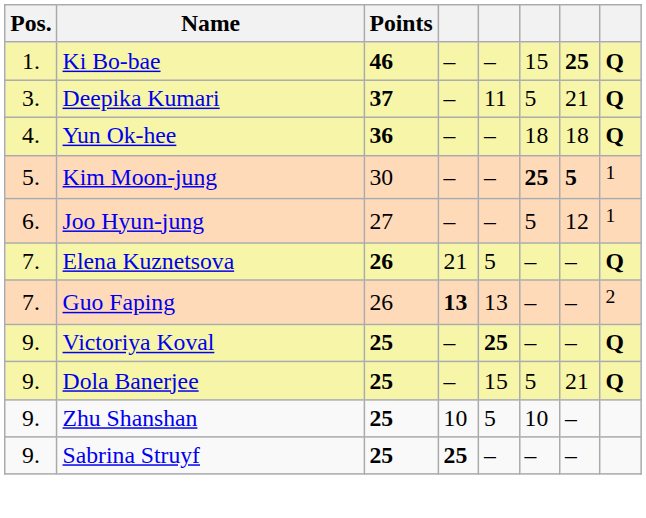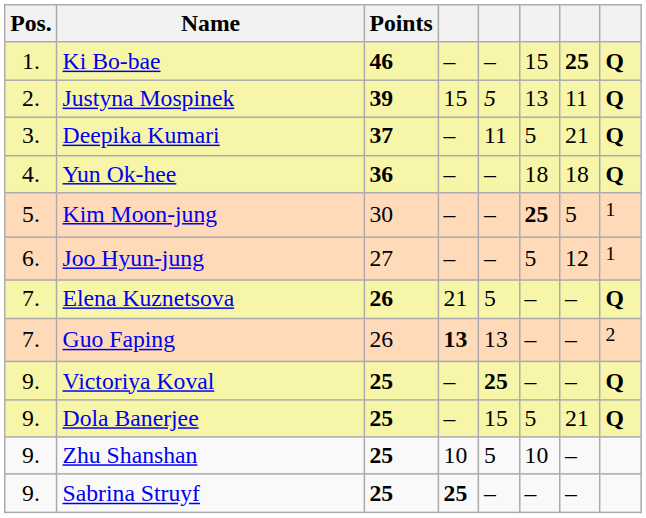+ row: (148, 98)
(571, 176) bold -> (571, 214) normal
